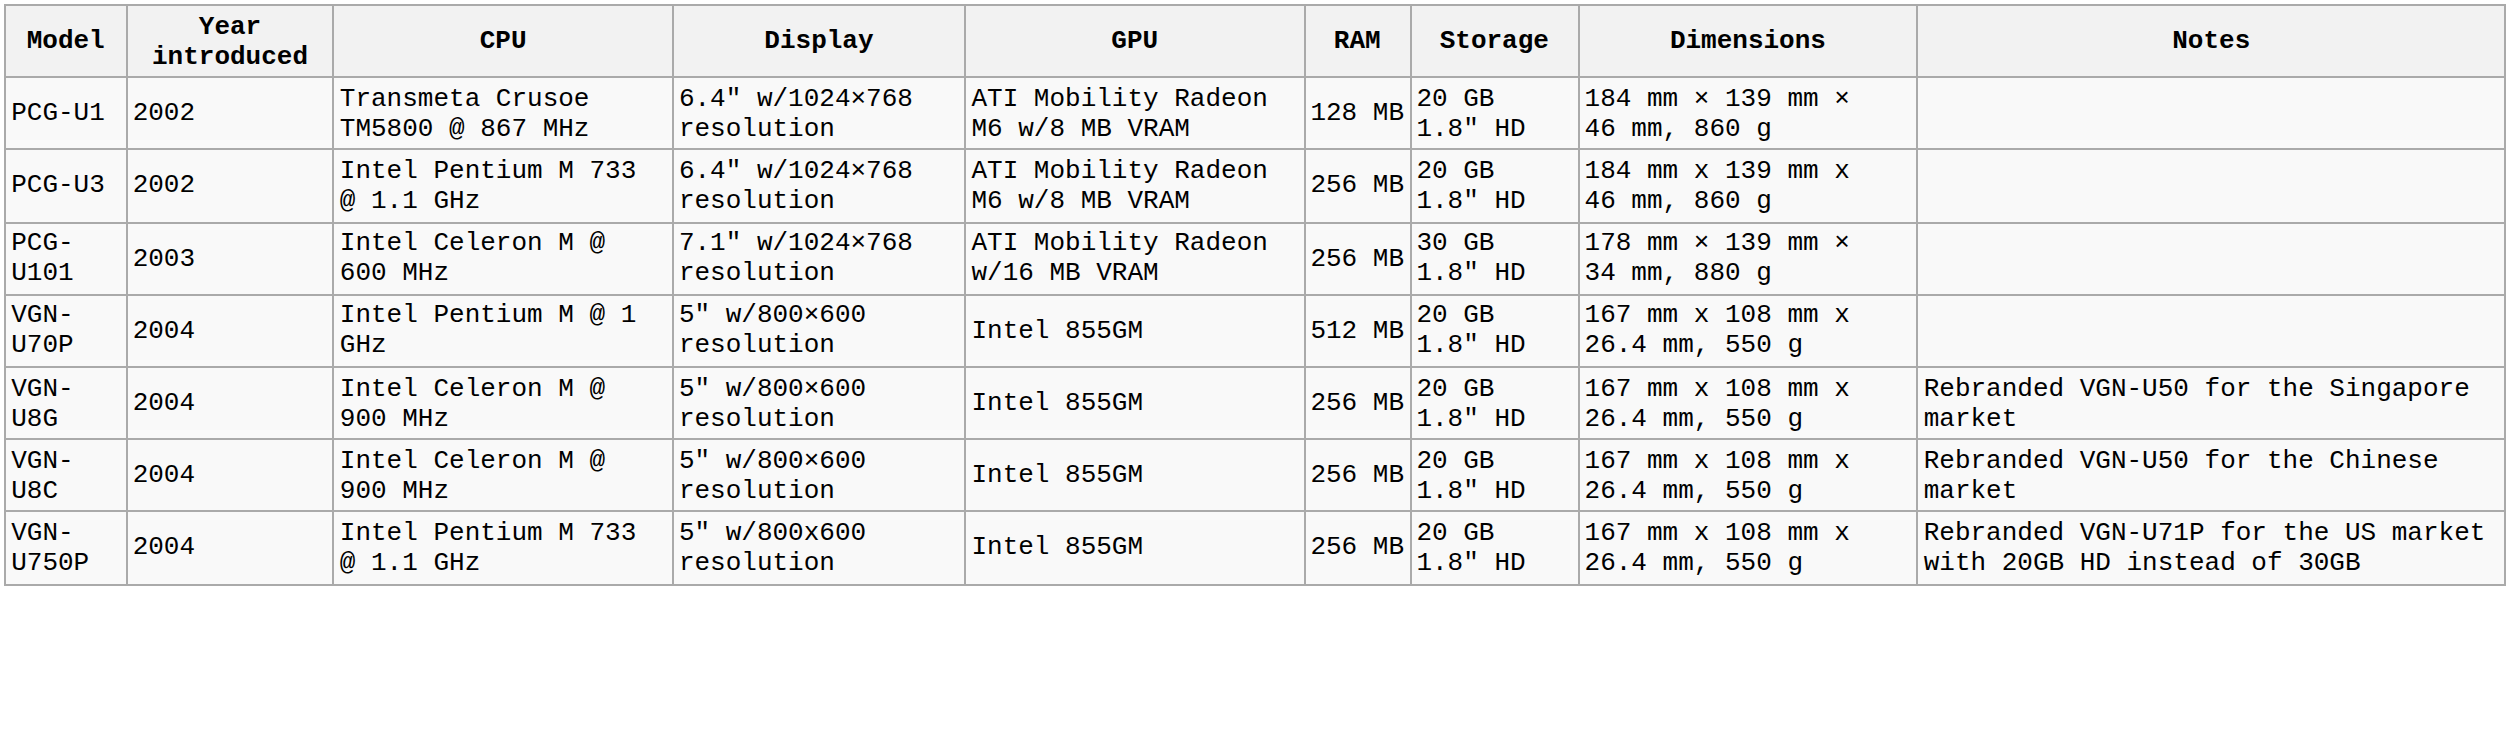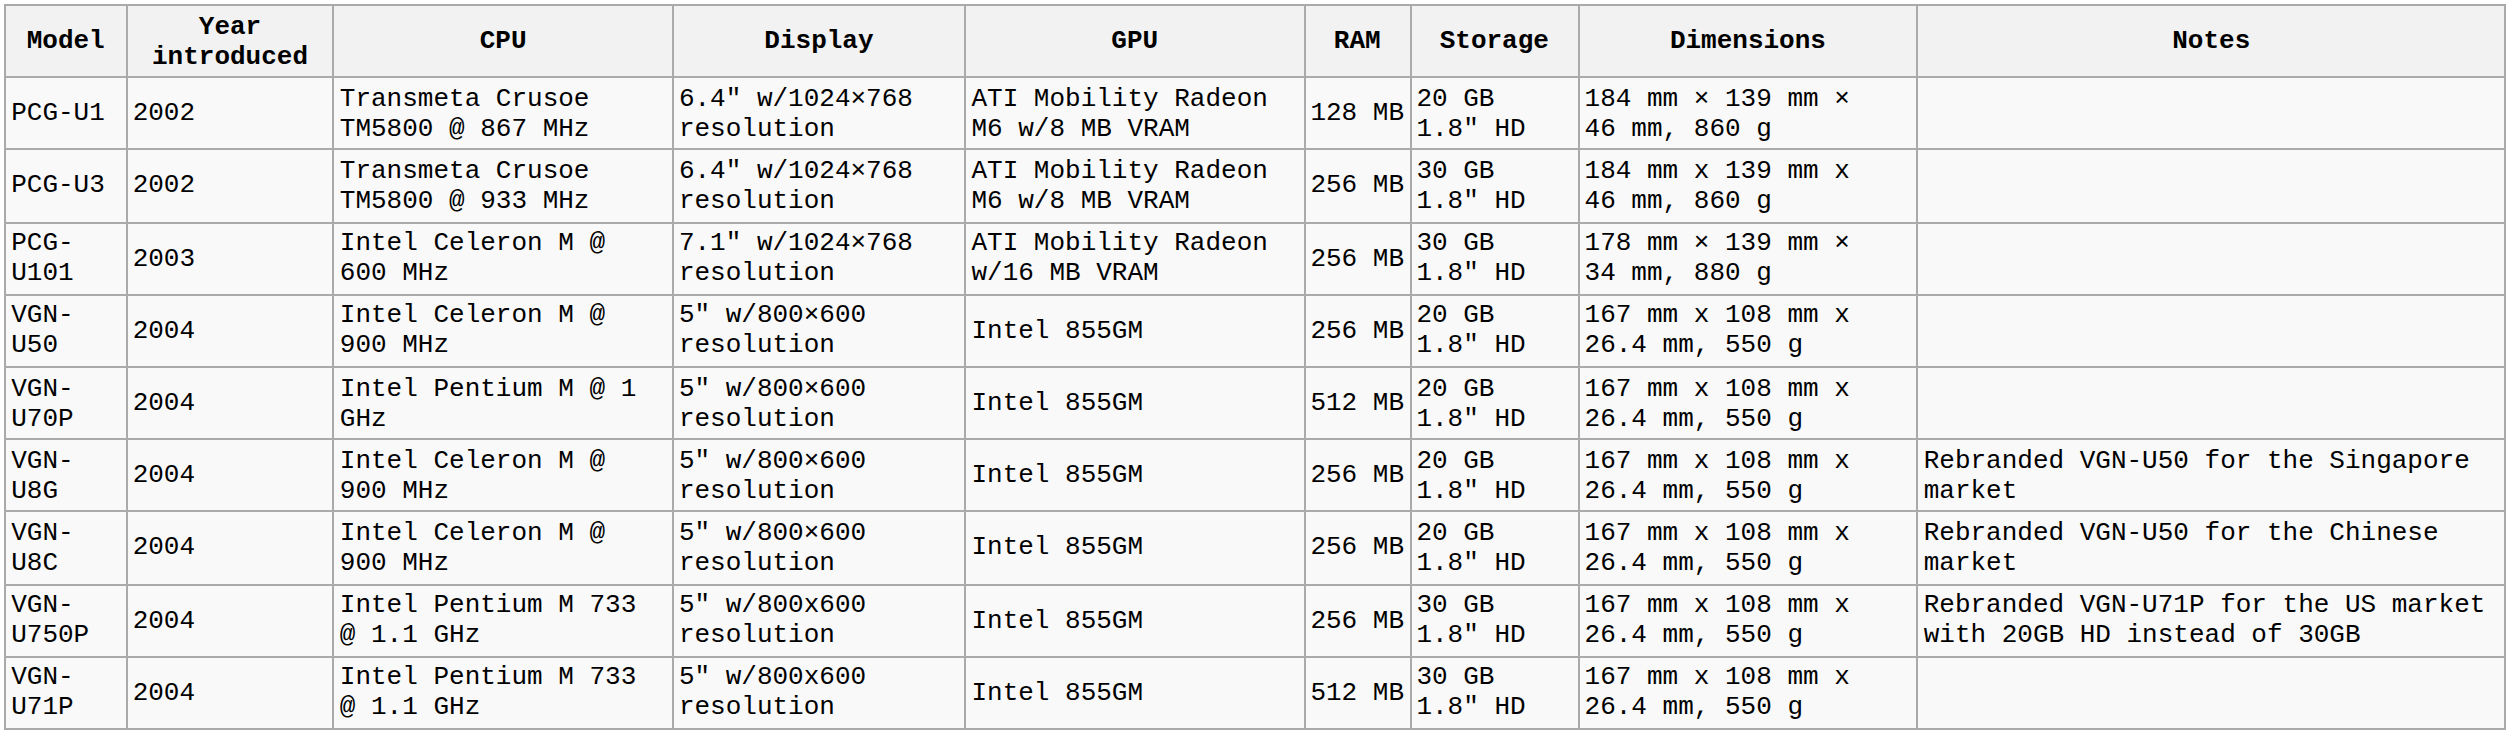(488, 186) Intel Pentium M 733 @ 1.1 GHz -> (465, 186) Transmeta Crusoe TM5800 @ 933 MHz
(1471, 186) 20 GB 1.8" HD -> (1471, 186) 30 GB 1.8" HD
+ row: (42, 331)
(1471, 548) 20 GB 1.8" HD -> (1471, 620) 30 GB 1.8" HD
+ row: (42, 693)
